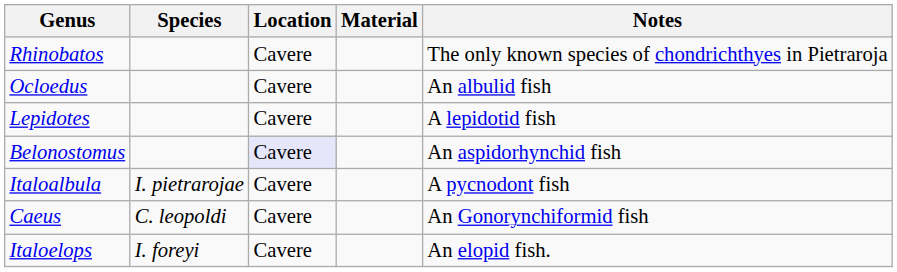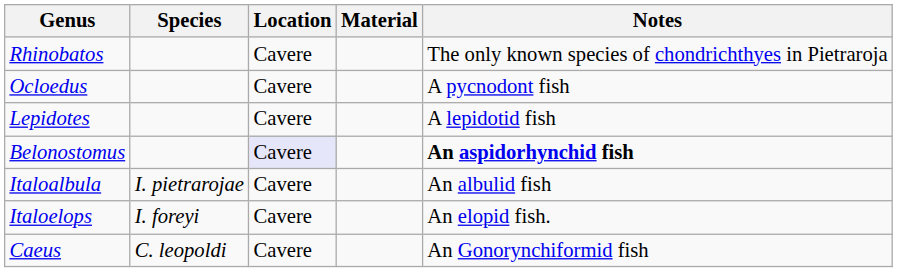(489, 86) An albulid fish -> (498, 86) A pycnodont fish
(524, 151) normal -> (531, 151) bold
(498, 184) A pycnodont fish -> (489, 184) An albulid fish
rows swapped: (51, 250) <-> (35, 217)
